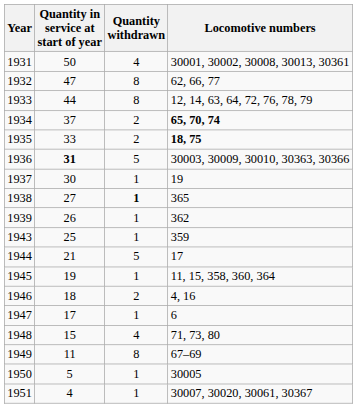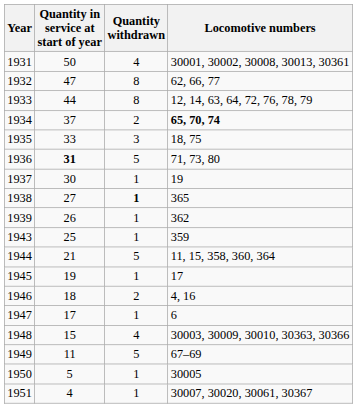(136, 139) 2 -> (136, 139) 3
(186, 139) bold -> (186, 139) normal
(260, 159) 30003, 30009, 30010, 30363, 30366 -> (195, 159) 71, 73, 80
(177, 256) 17 -> (223, 256) 11, 15, 358, 360, 364
(223, 276) 11, 15, 358, 360, 364 -> (177, 276) 17
(195, 335) 71, 73, 80 -> (260, 335) 30003, 30009, 30010, 30363, 30366
(136, 354) 8 -> (136, 354) 5
